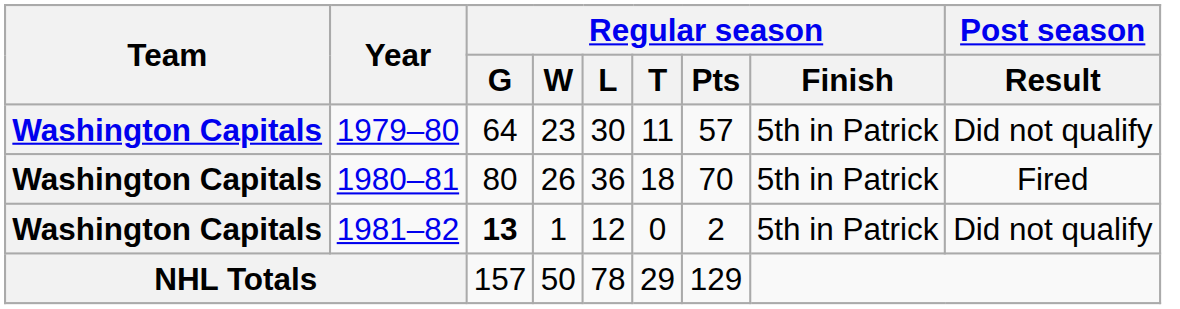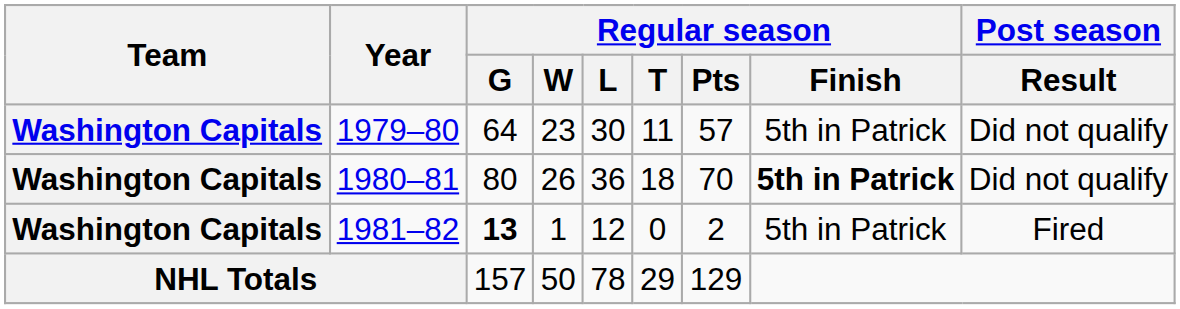(848, 180) normal -> (855, 180) bold
(1053, 180) Fired -> (1068, 180) Did not qualify
(1053, 229) Did not qualify -> (1068, 229) Fired
